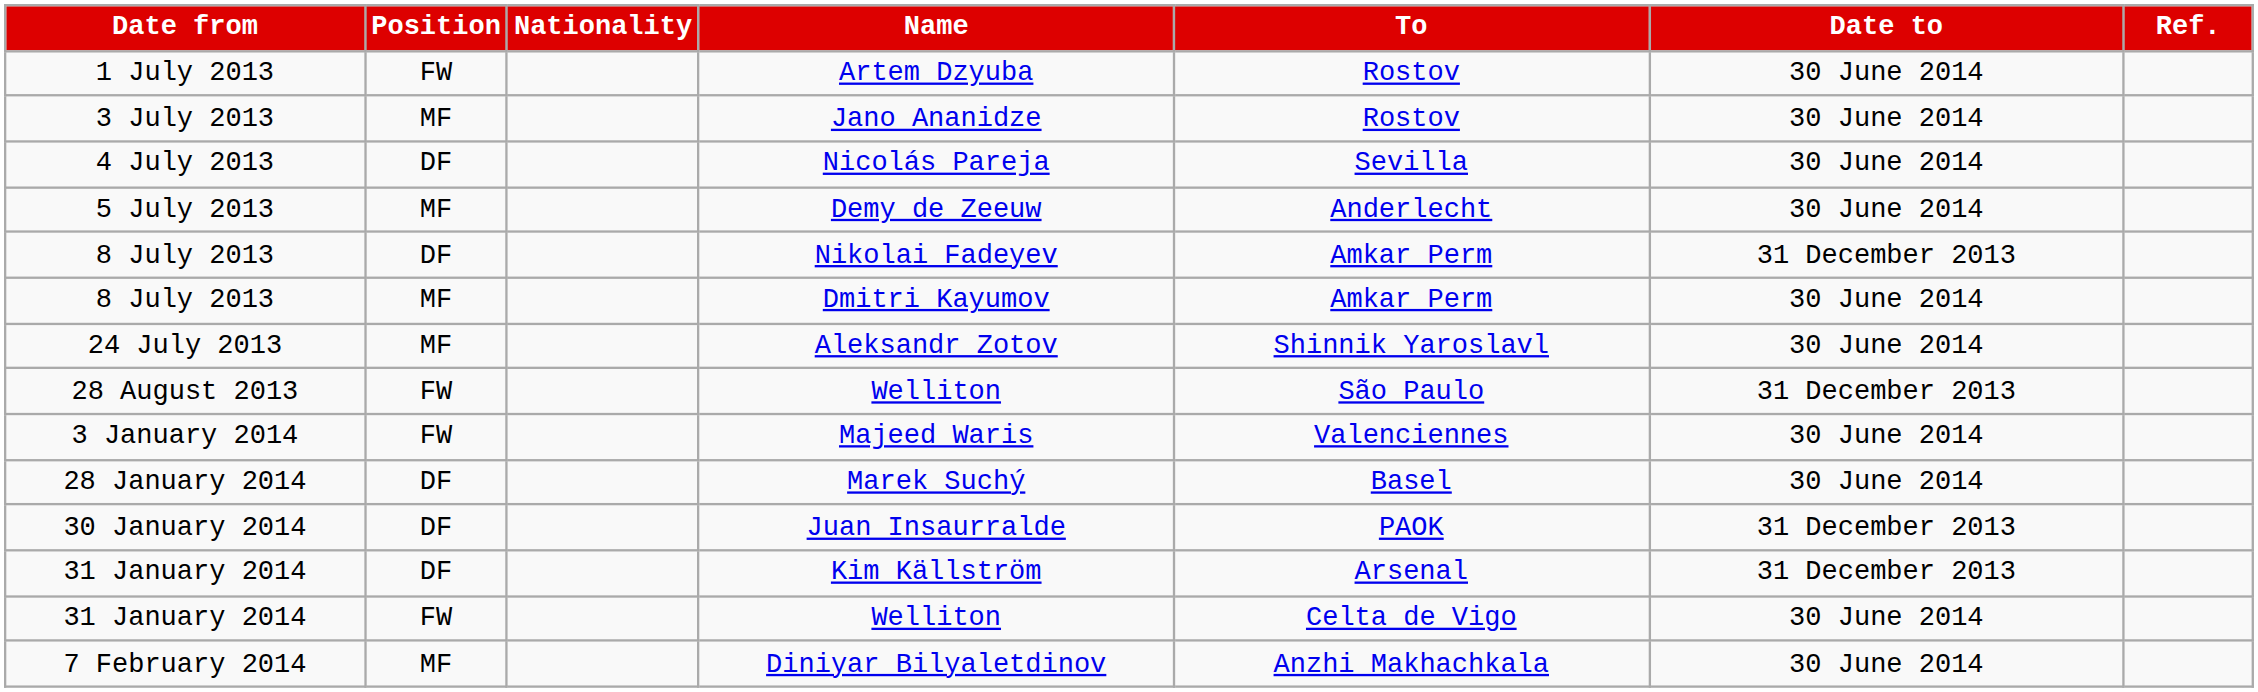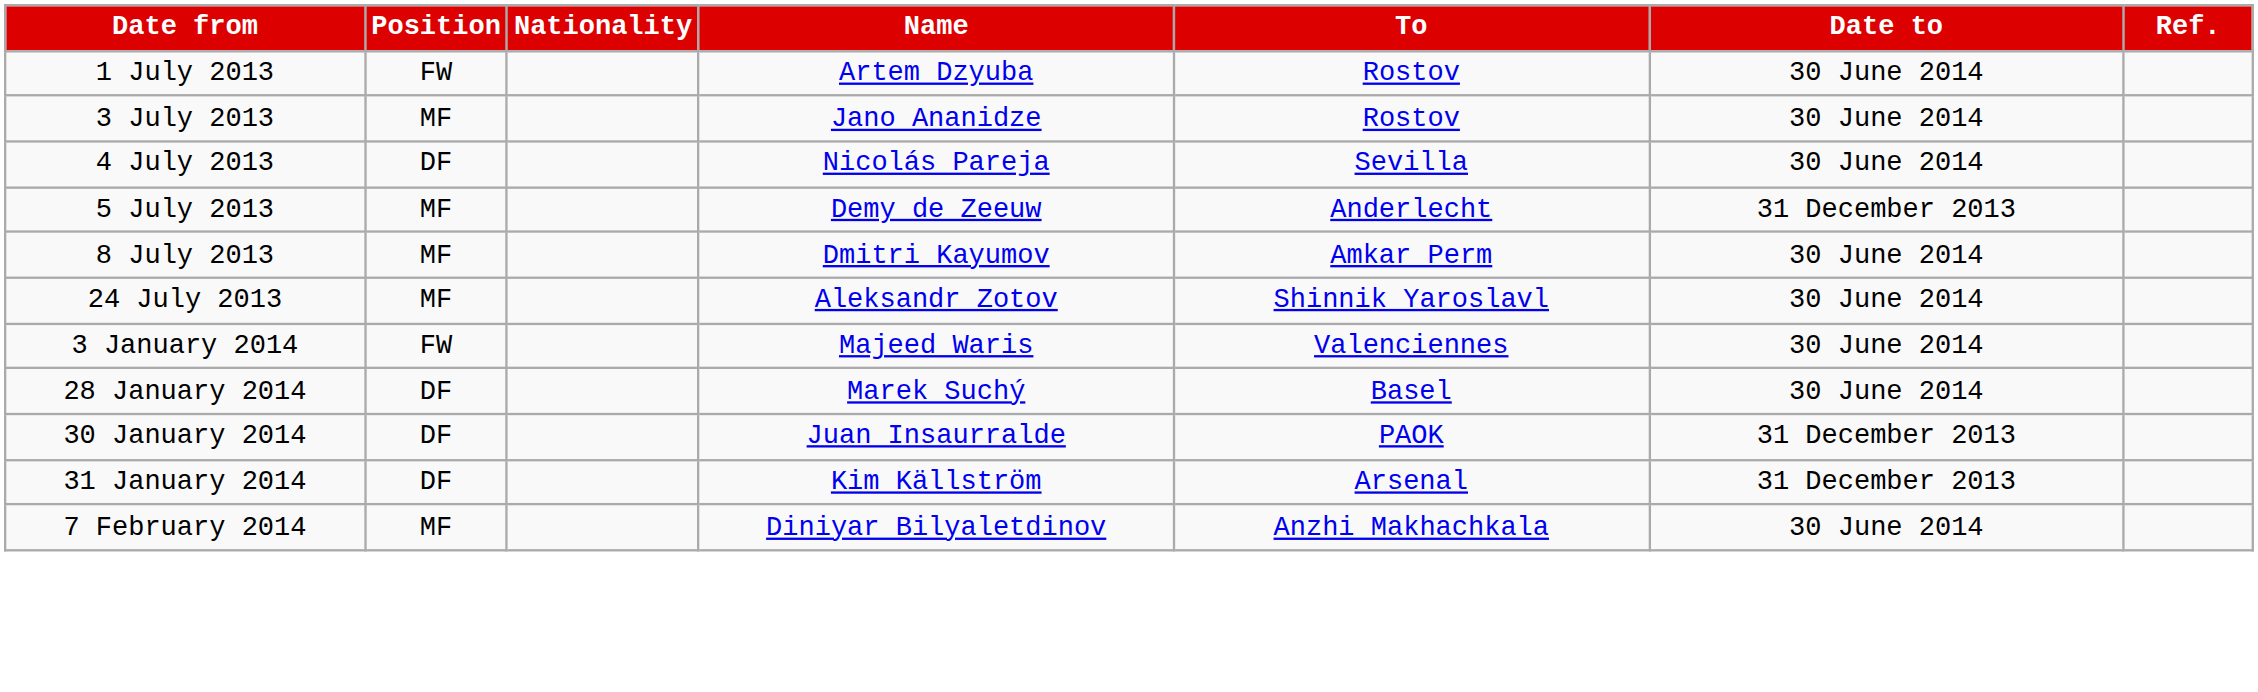(1886, 209) 30 June 2014 -> (1886, 209) 31 December 2013
- row: (185, 255)
- row: (185, 391)
- row: (185, 618)
